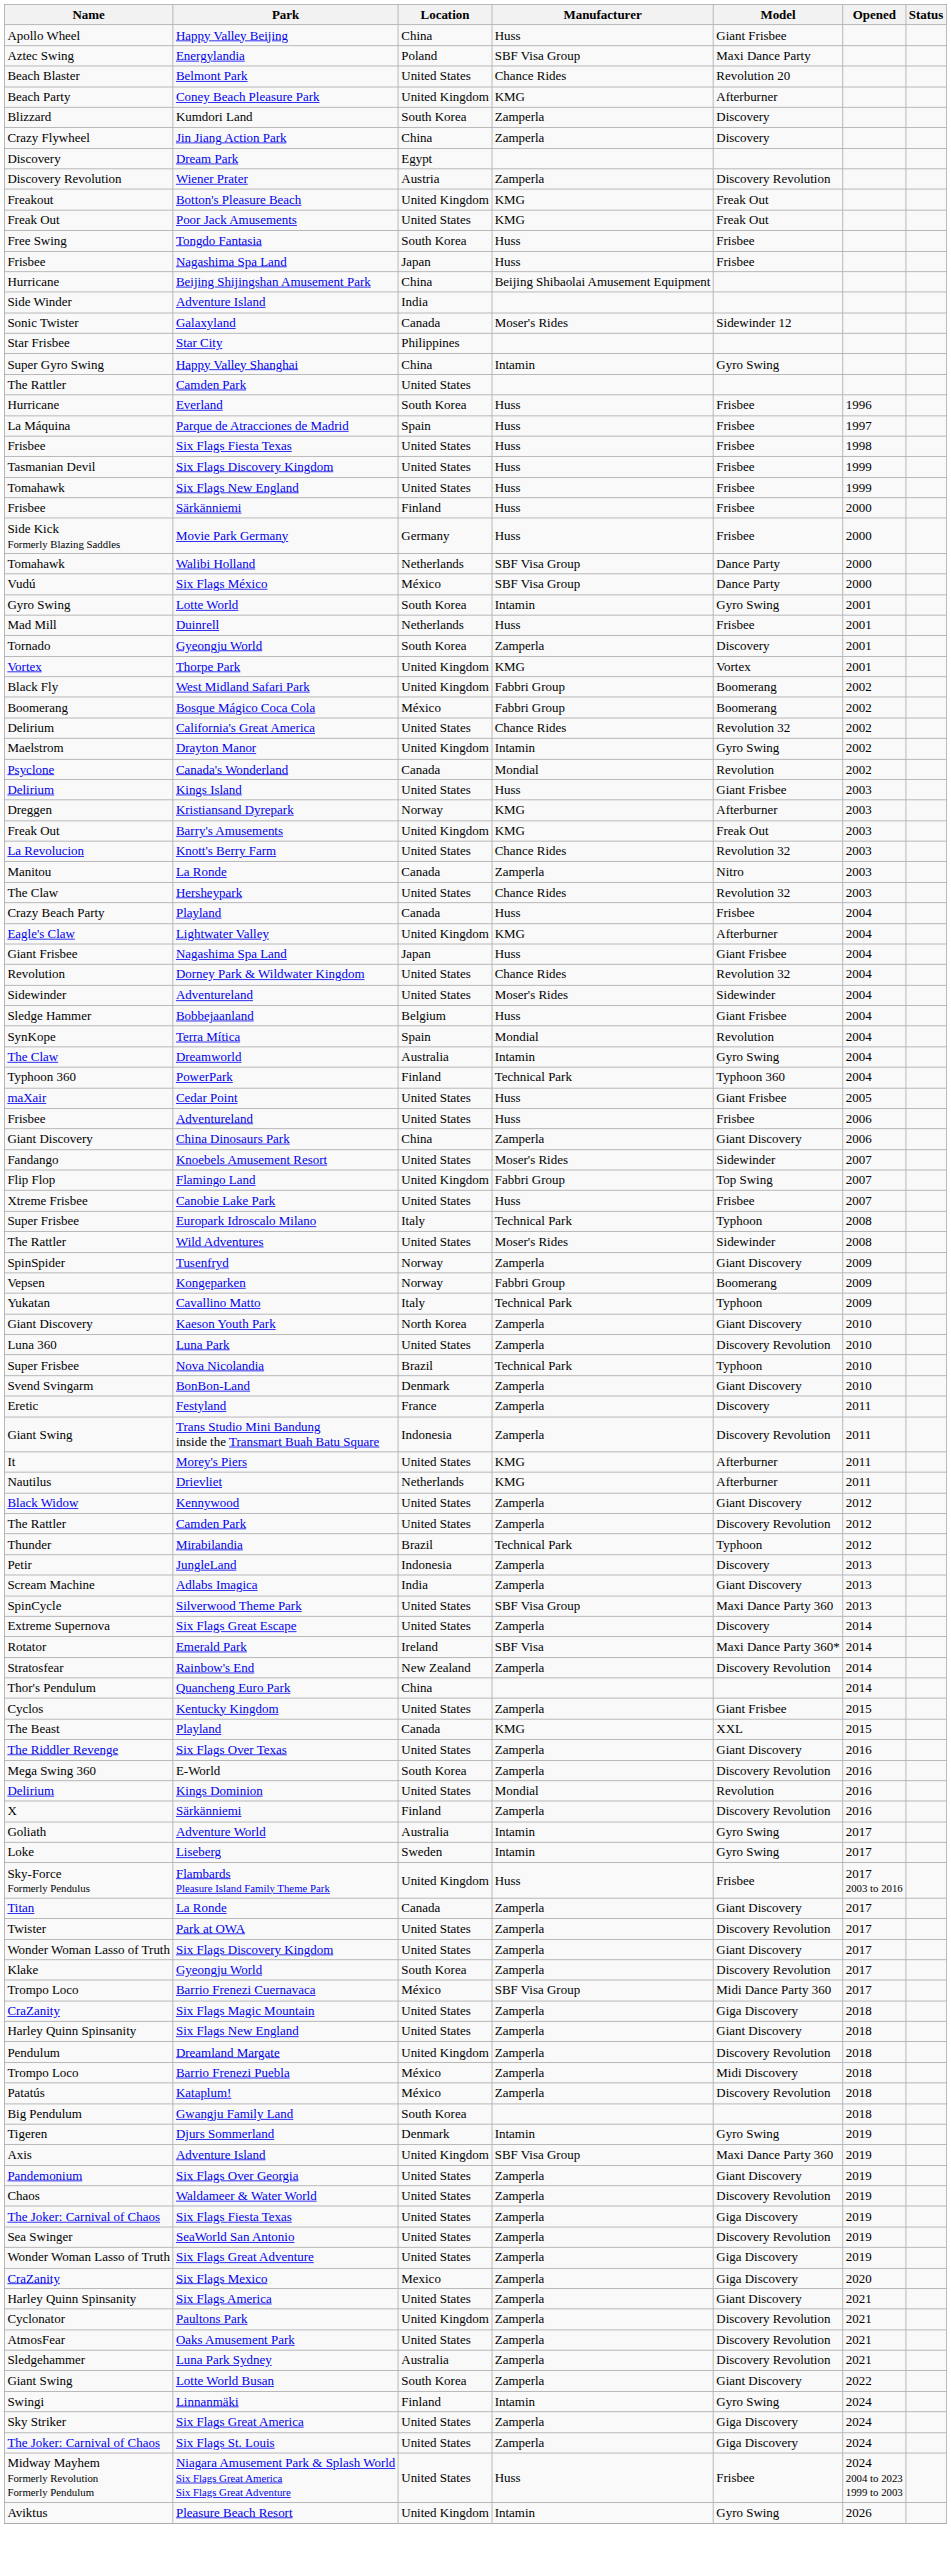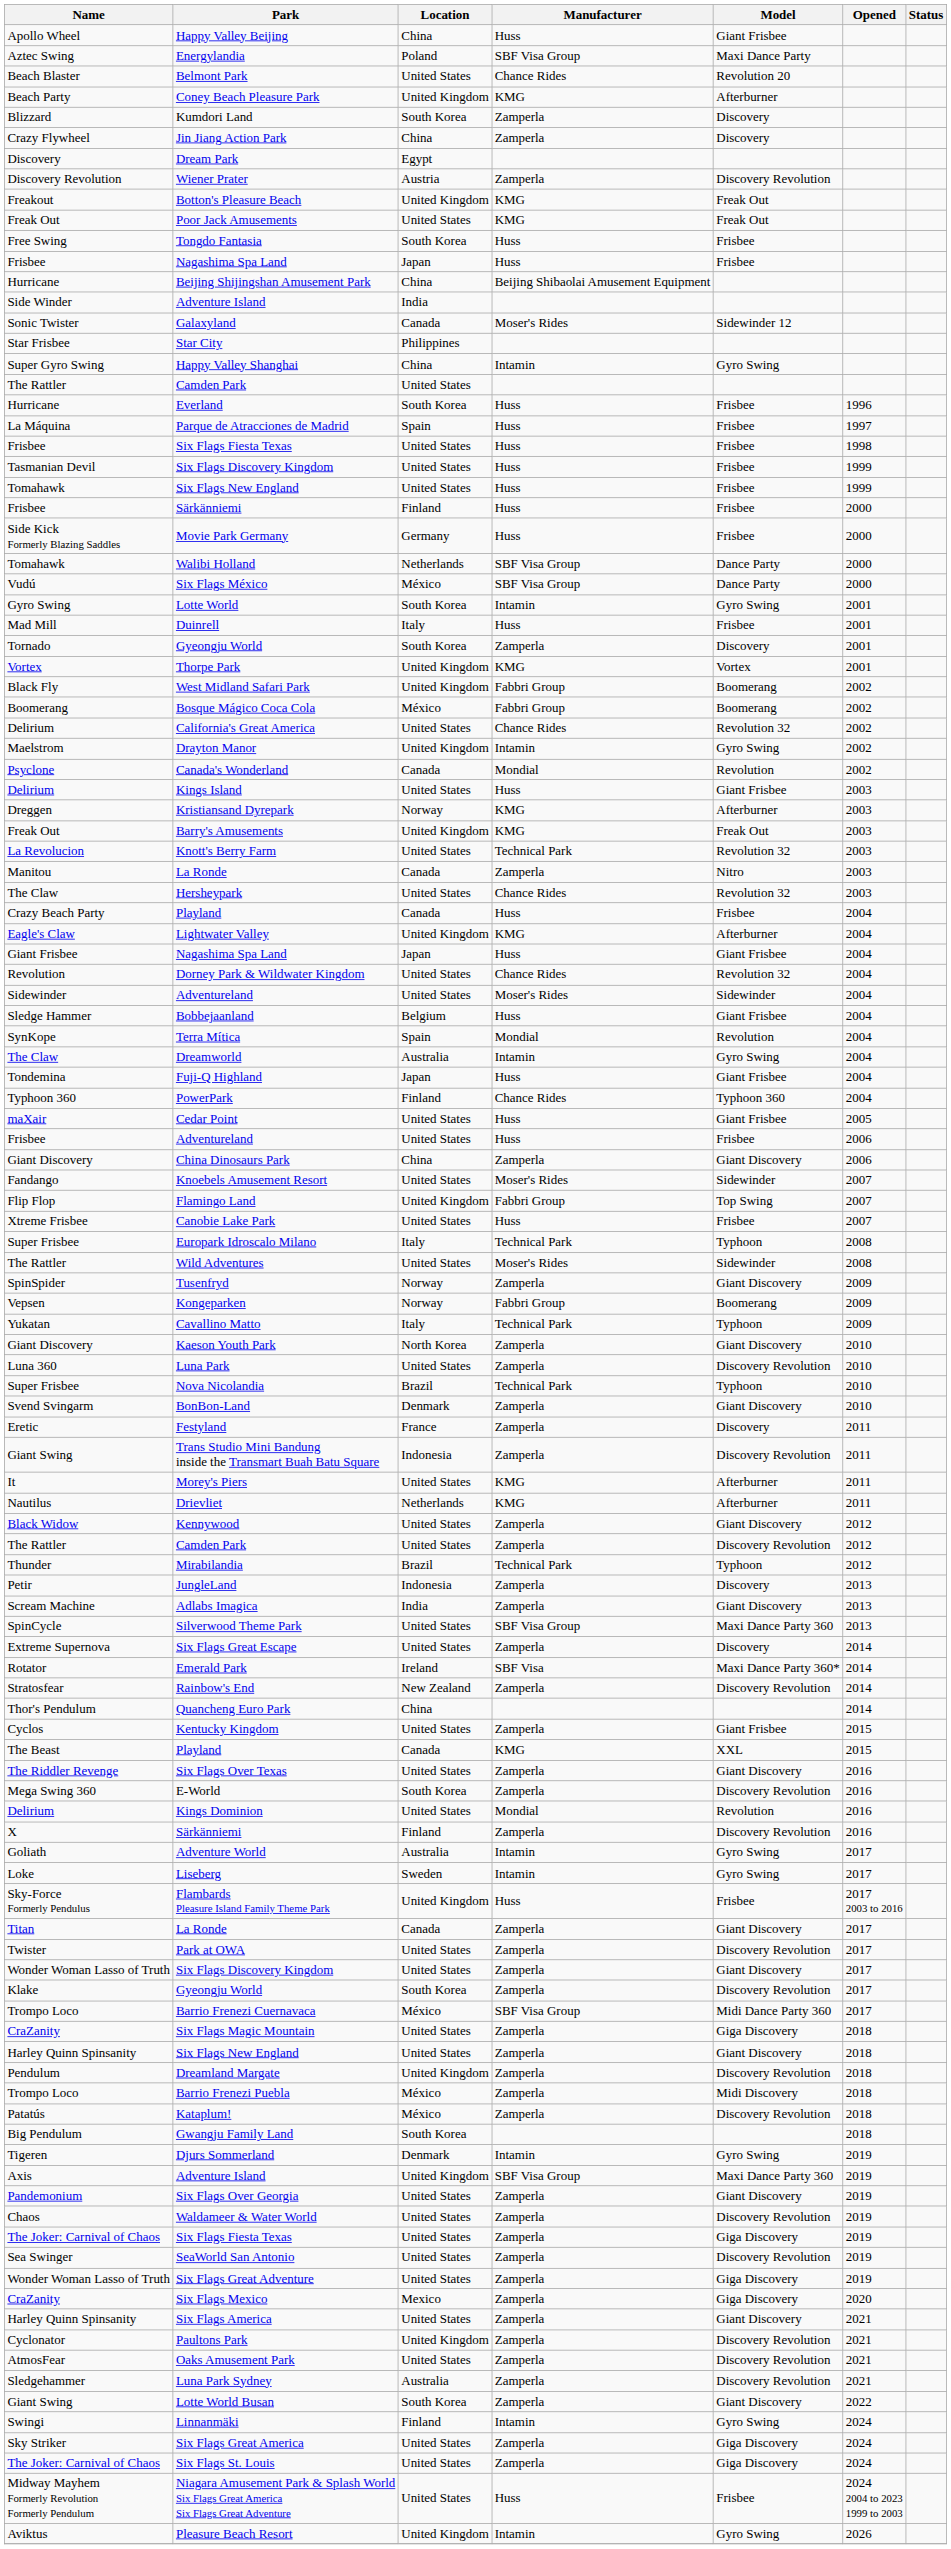(433, 625) Netherlands -> (413, 625) Italy
(531, 851) Chance Rides -> (533, 851) Technical Park
+ row: (36, 1077)
(533, 1077) Technical Park -> (531, 1098) Chance Rides
